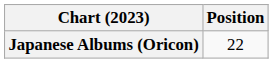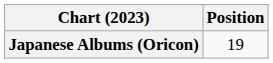(235, 44) 22 -> (235, 44) 19
